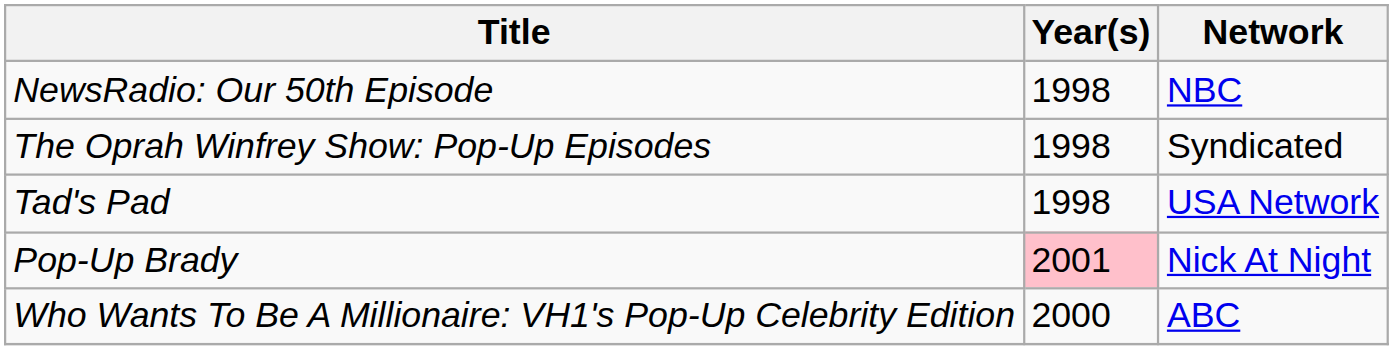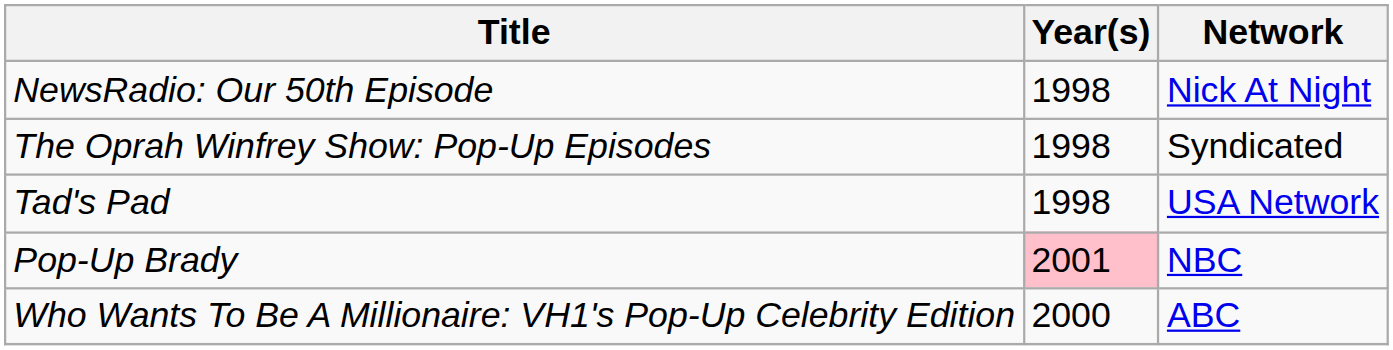(1205, 89) NBC -> (1269, 89) Nick At Night
(1269, 259) Nick At Night -> (1205, 259) NBC
